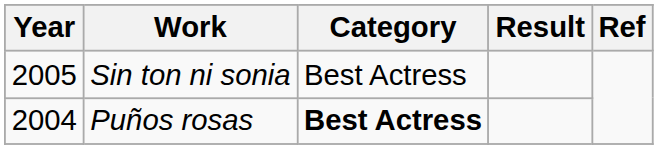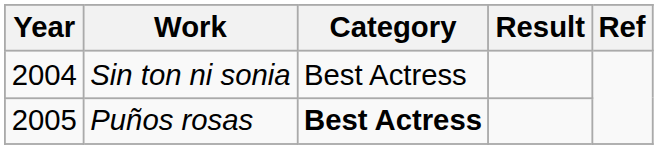(44, 74) 2005 -> (44, 74) 2004
(44, 120) 2004 -> (44, 120) 2005
